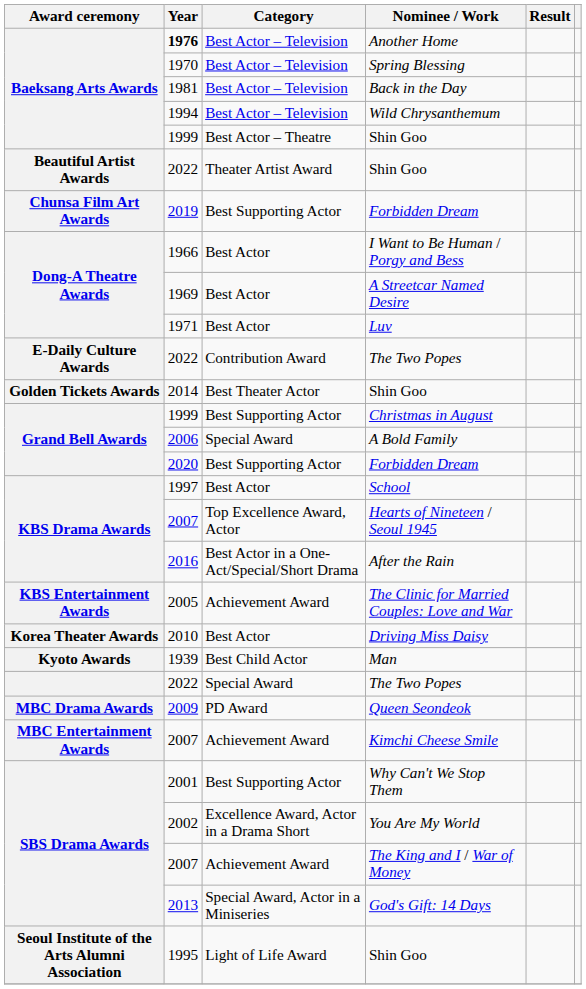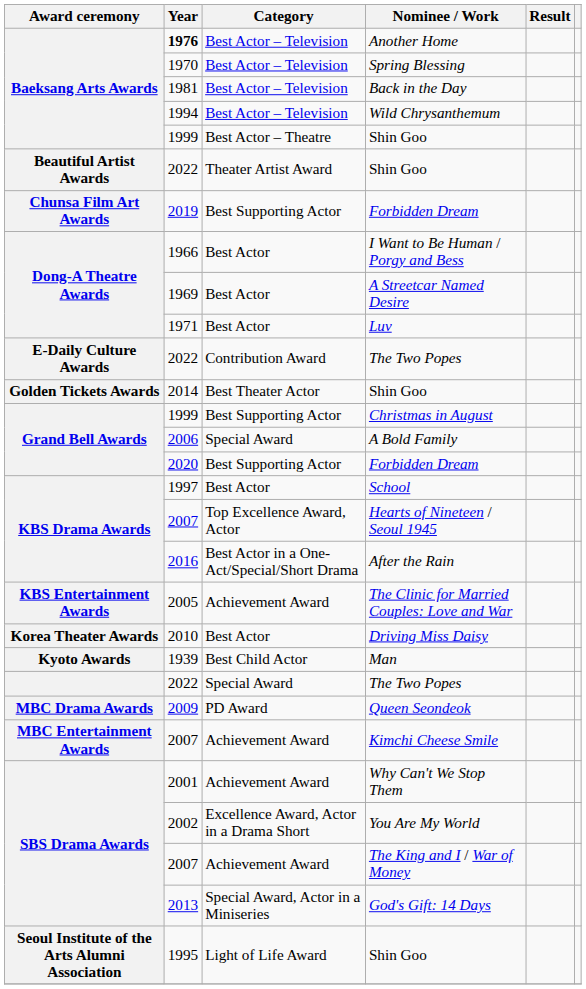(273, 781) Best Supporting Actor -> (267, 781) Achievement Award
